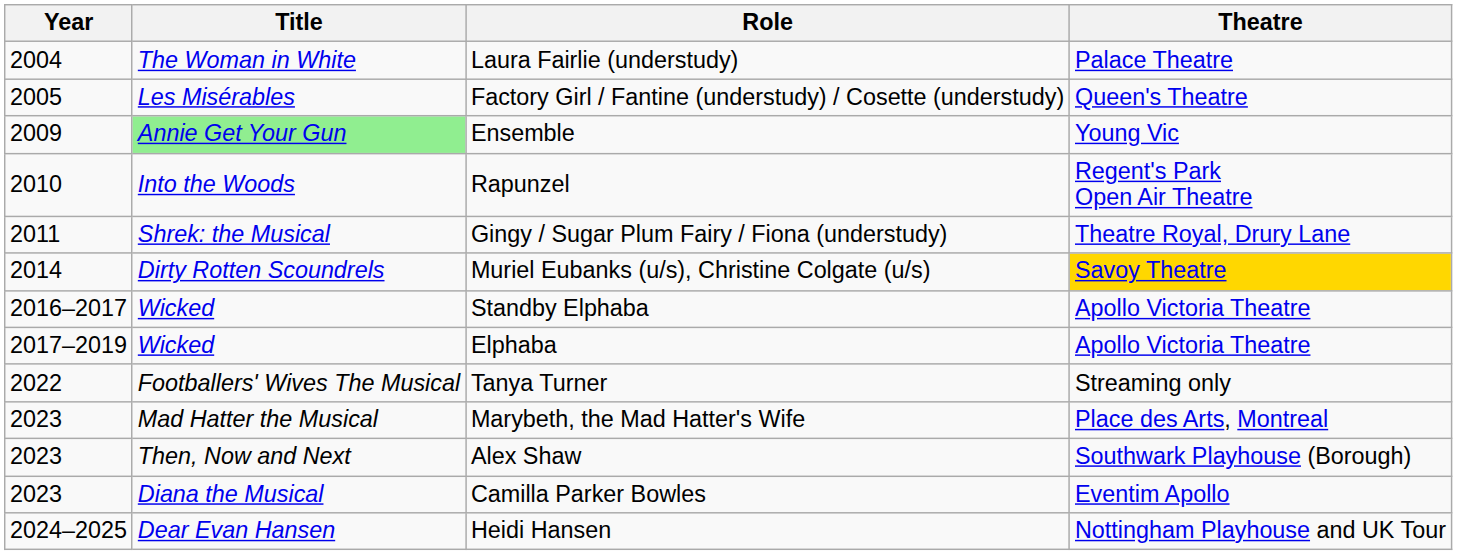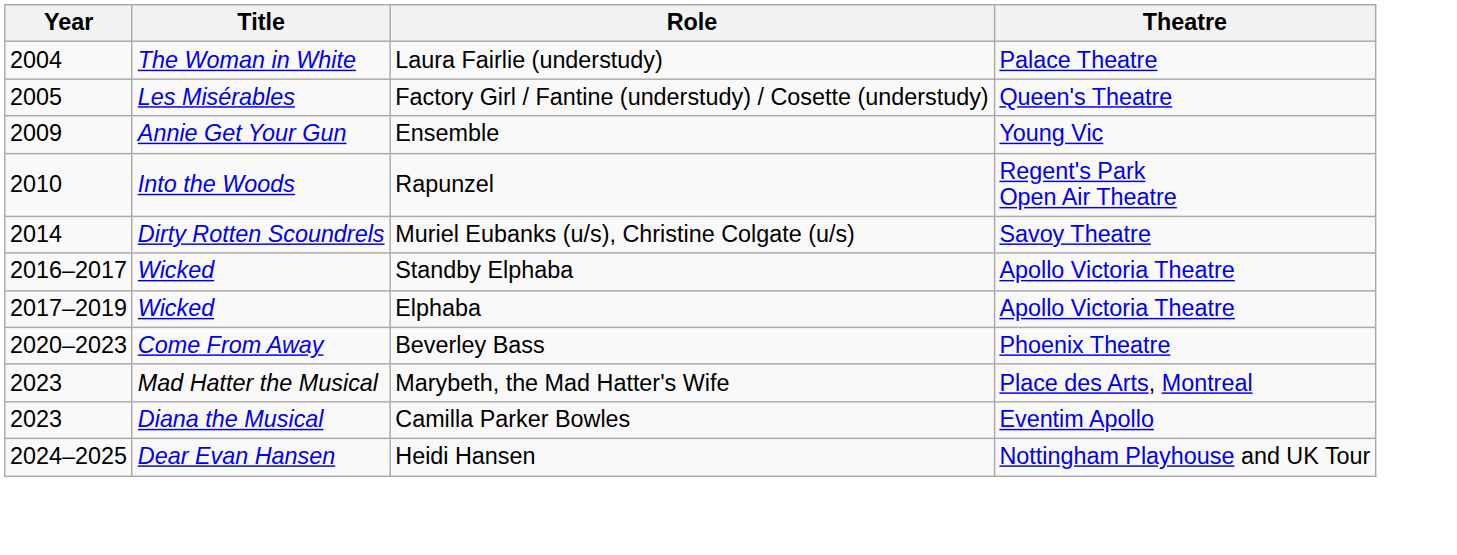(242, 134) lightgreen background -> (242, 134) no background
- row: (709, 234)
(1151, 271) gold background -> (1075, 234) no background
+ row: (470, 345)
- row: (539, 382)
- row: (526, 456)
